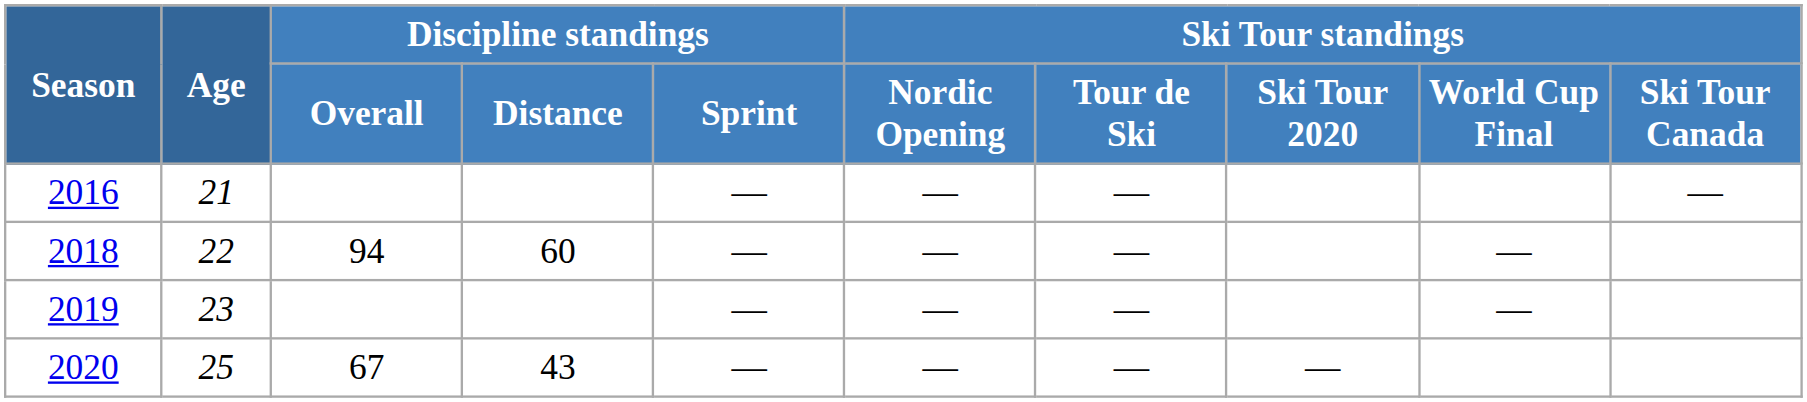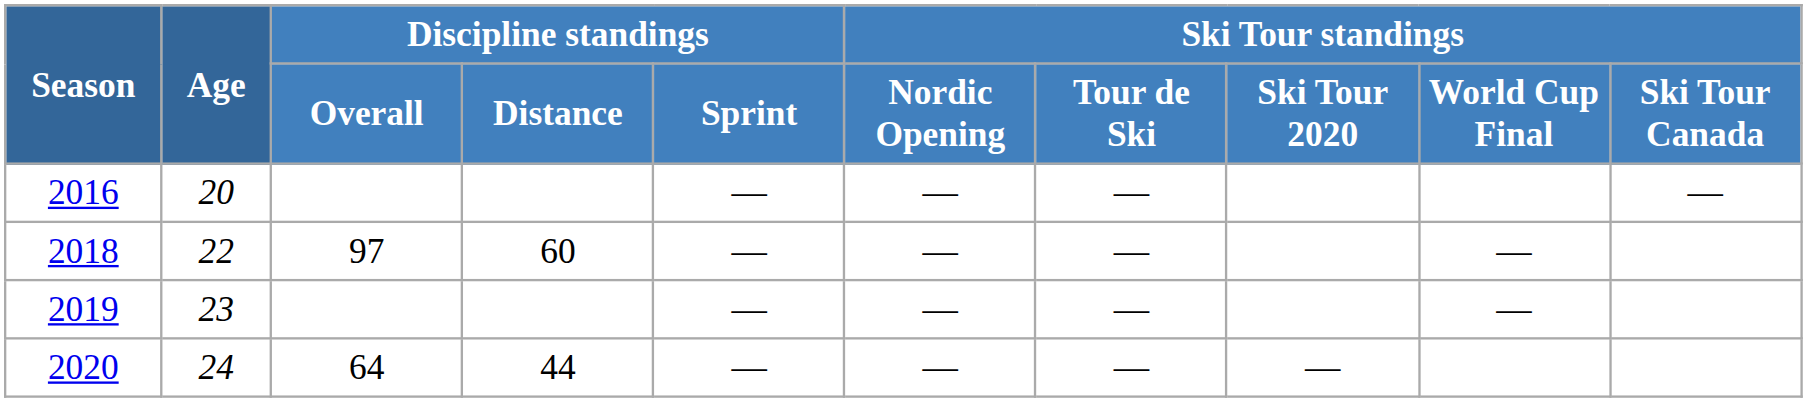(216, 192) 21 -> (216, 192) 20
(367, 251) 94 -> (367, 251) 97
(216, 367) 25 -> (216, 367) 24
(367, 367) 67 -> (367, 367) 64
(558, 367) 43 -> (558, 367) 44
